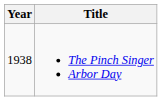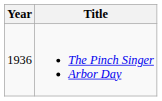(20, 59) 1938 -> (20, 59) 1936
